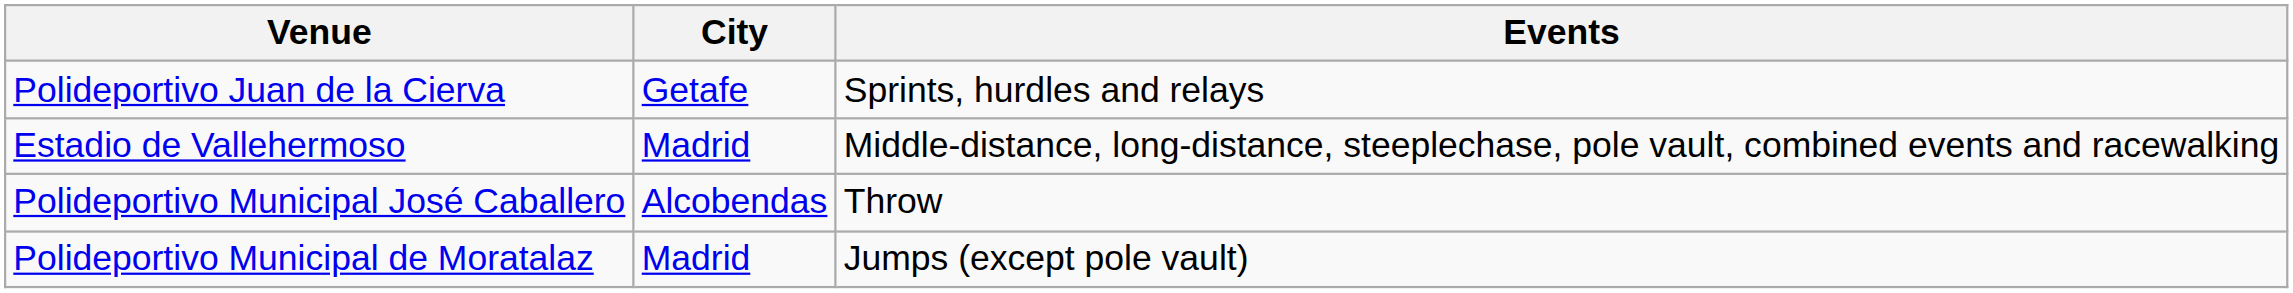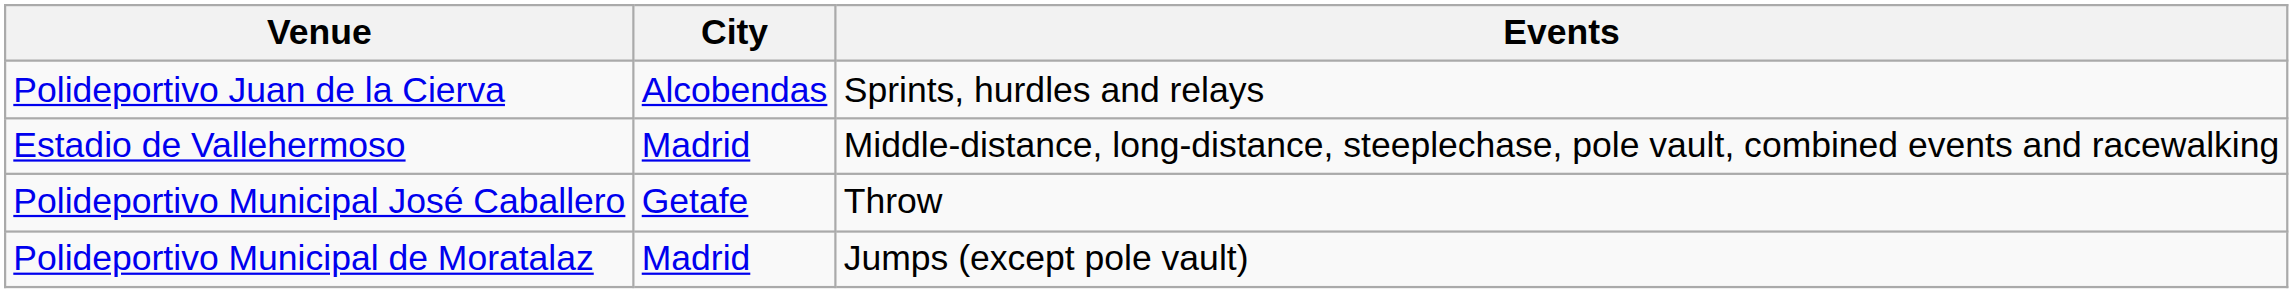(695, 88) Getafe -> (735, 88) Alcobendas
(735, 201) Alcobendas -> (695, 201) Getafe
